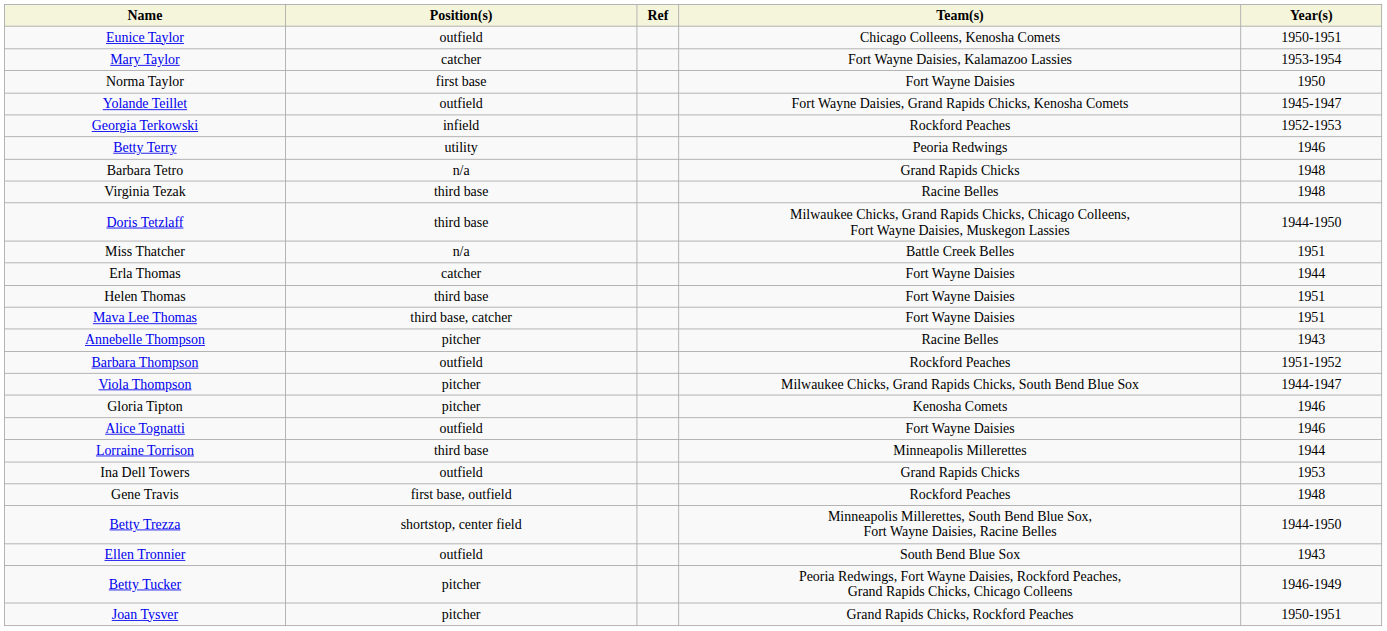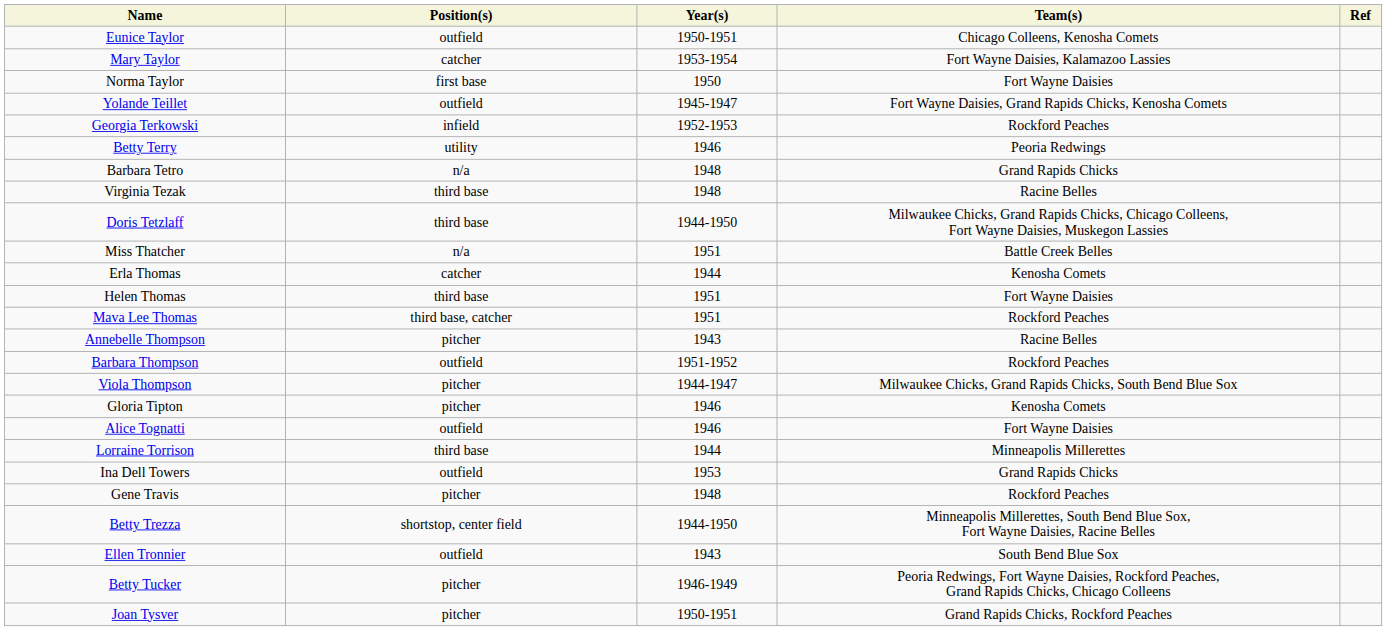columns swapped: (1311, 15) <-> (658, 15)
(960, 274) Fort Wayne Daisies -> (1058, 274) Kenosha Comets
(960, 318) Fort Wayne Daisies -> (1058, 318) Rockford Peaches
(461, 494) first base, outfield -> (461, 494) pitcher
